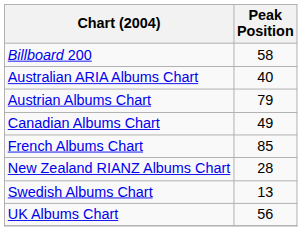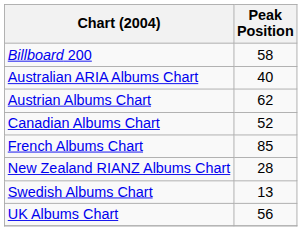(265, 100) 79 -> (265, 100) 62
(265, 123) 49 -> (265, 123) 52
